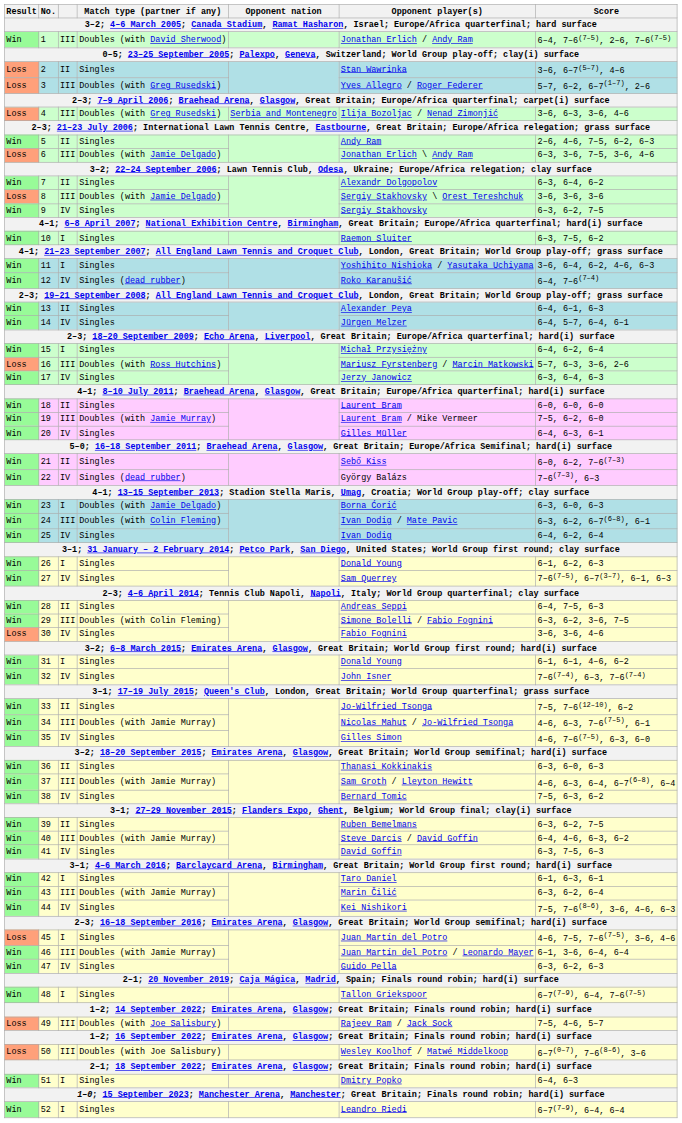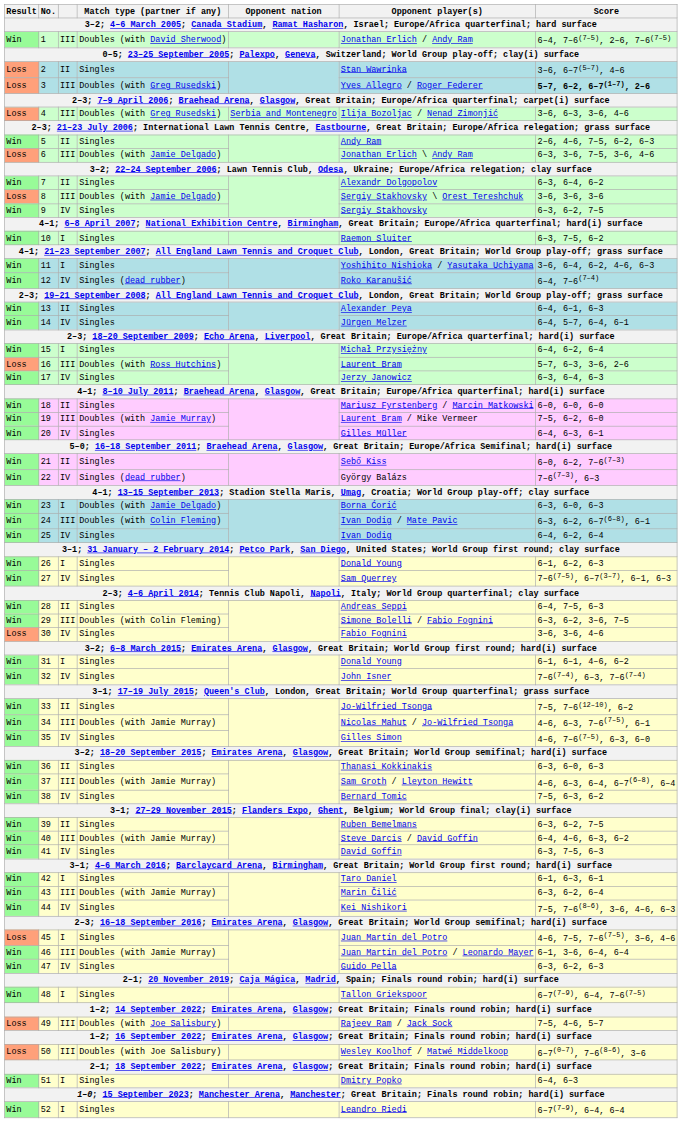(594, 85) normal -> (594, 85) bold
(437, 364) Mariusz Fyrstenberg / Marcin Matkowski -> (371, 364) Laurent Bram
(371, 405) Laurent Bram -> (437, 405) Mariusz Fyrstenberg / Marcin Matkowski
